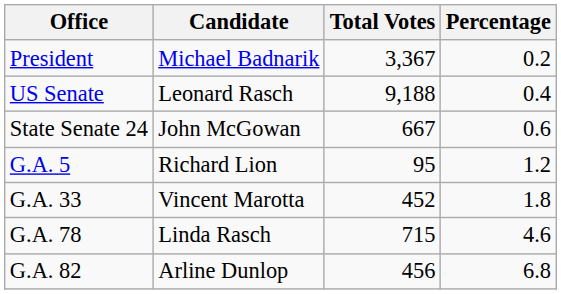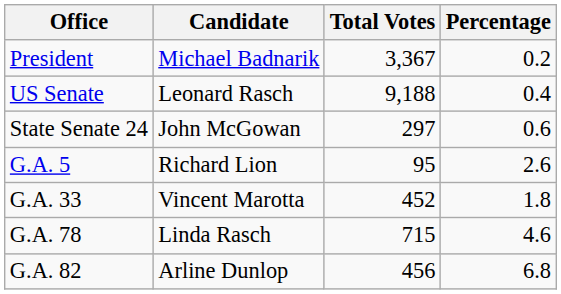(419, 128) 667 -> (419, 128) 297
(537, 164) 1.2 -> (537, 164) 2.6
